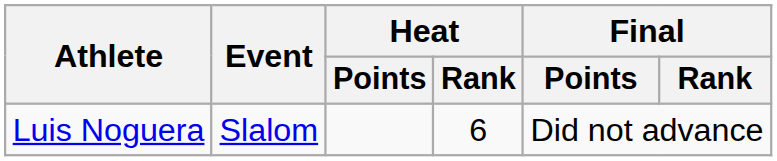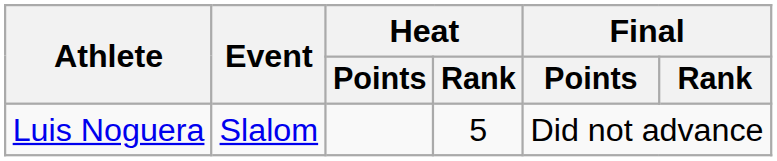(478, 130) 6 -> (478, 130) 5
